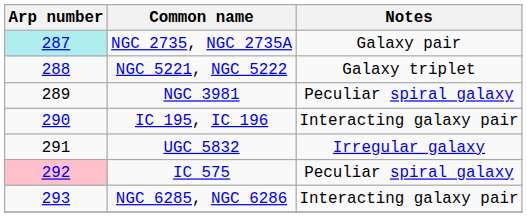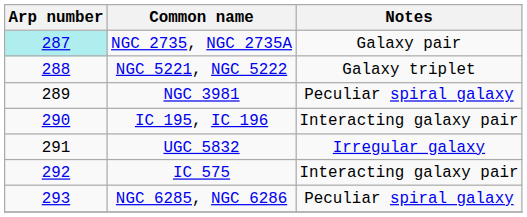(56, 173) pink background -> (56, 173) no background
(409, 173) Peculiar spiral galaxy -> (409, 173) Interacting galaxy pair
(409, 198) Interacting galaxy pair -> (409, 198) Peculiar spiral galaxy
